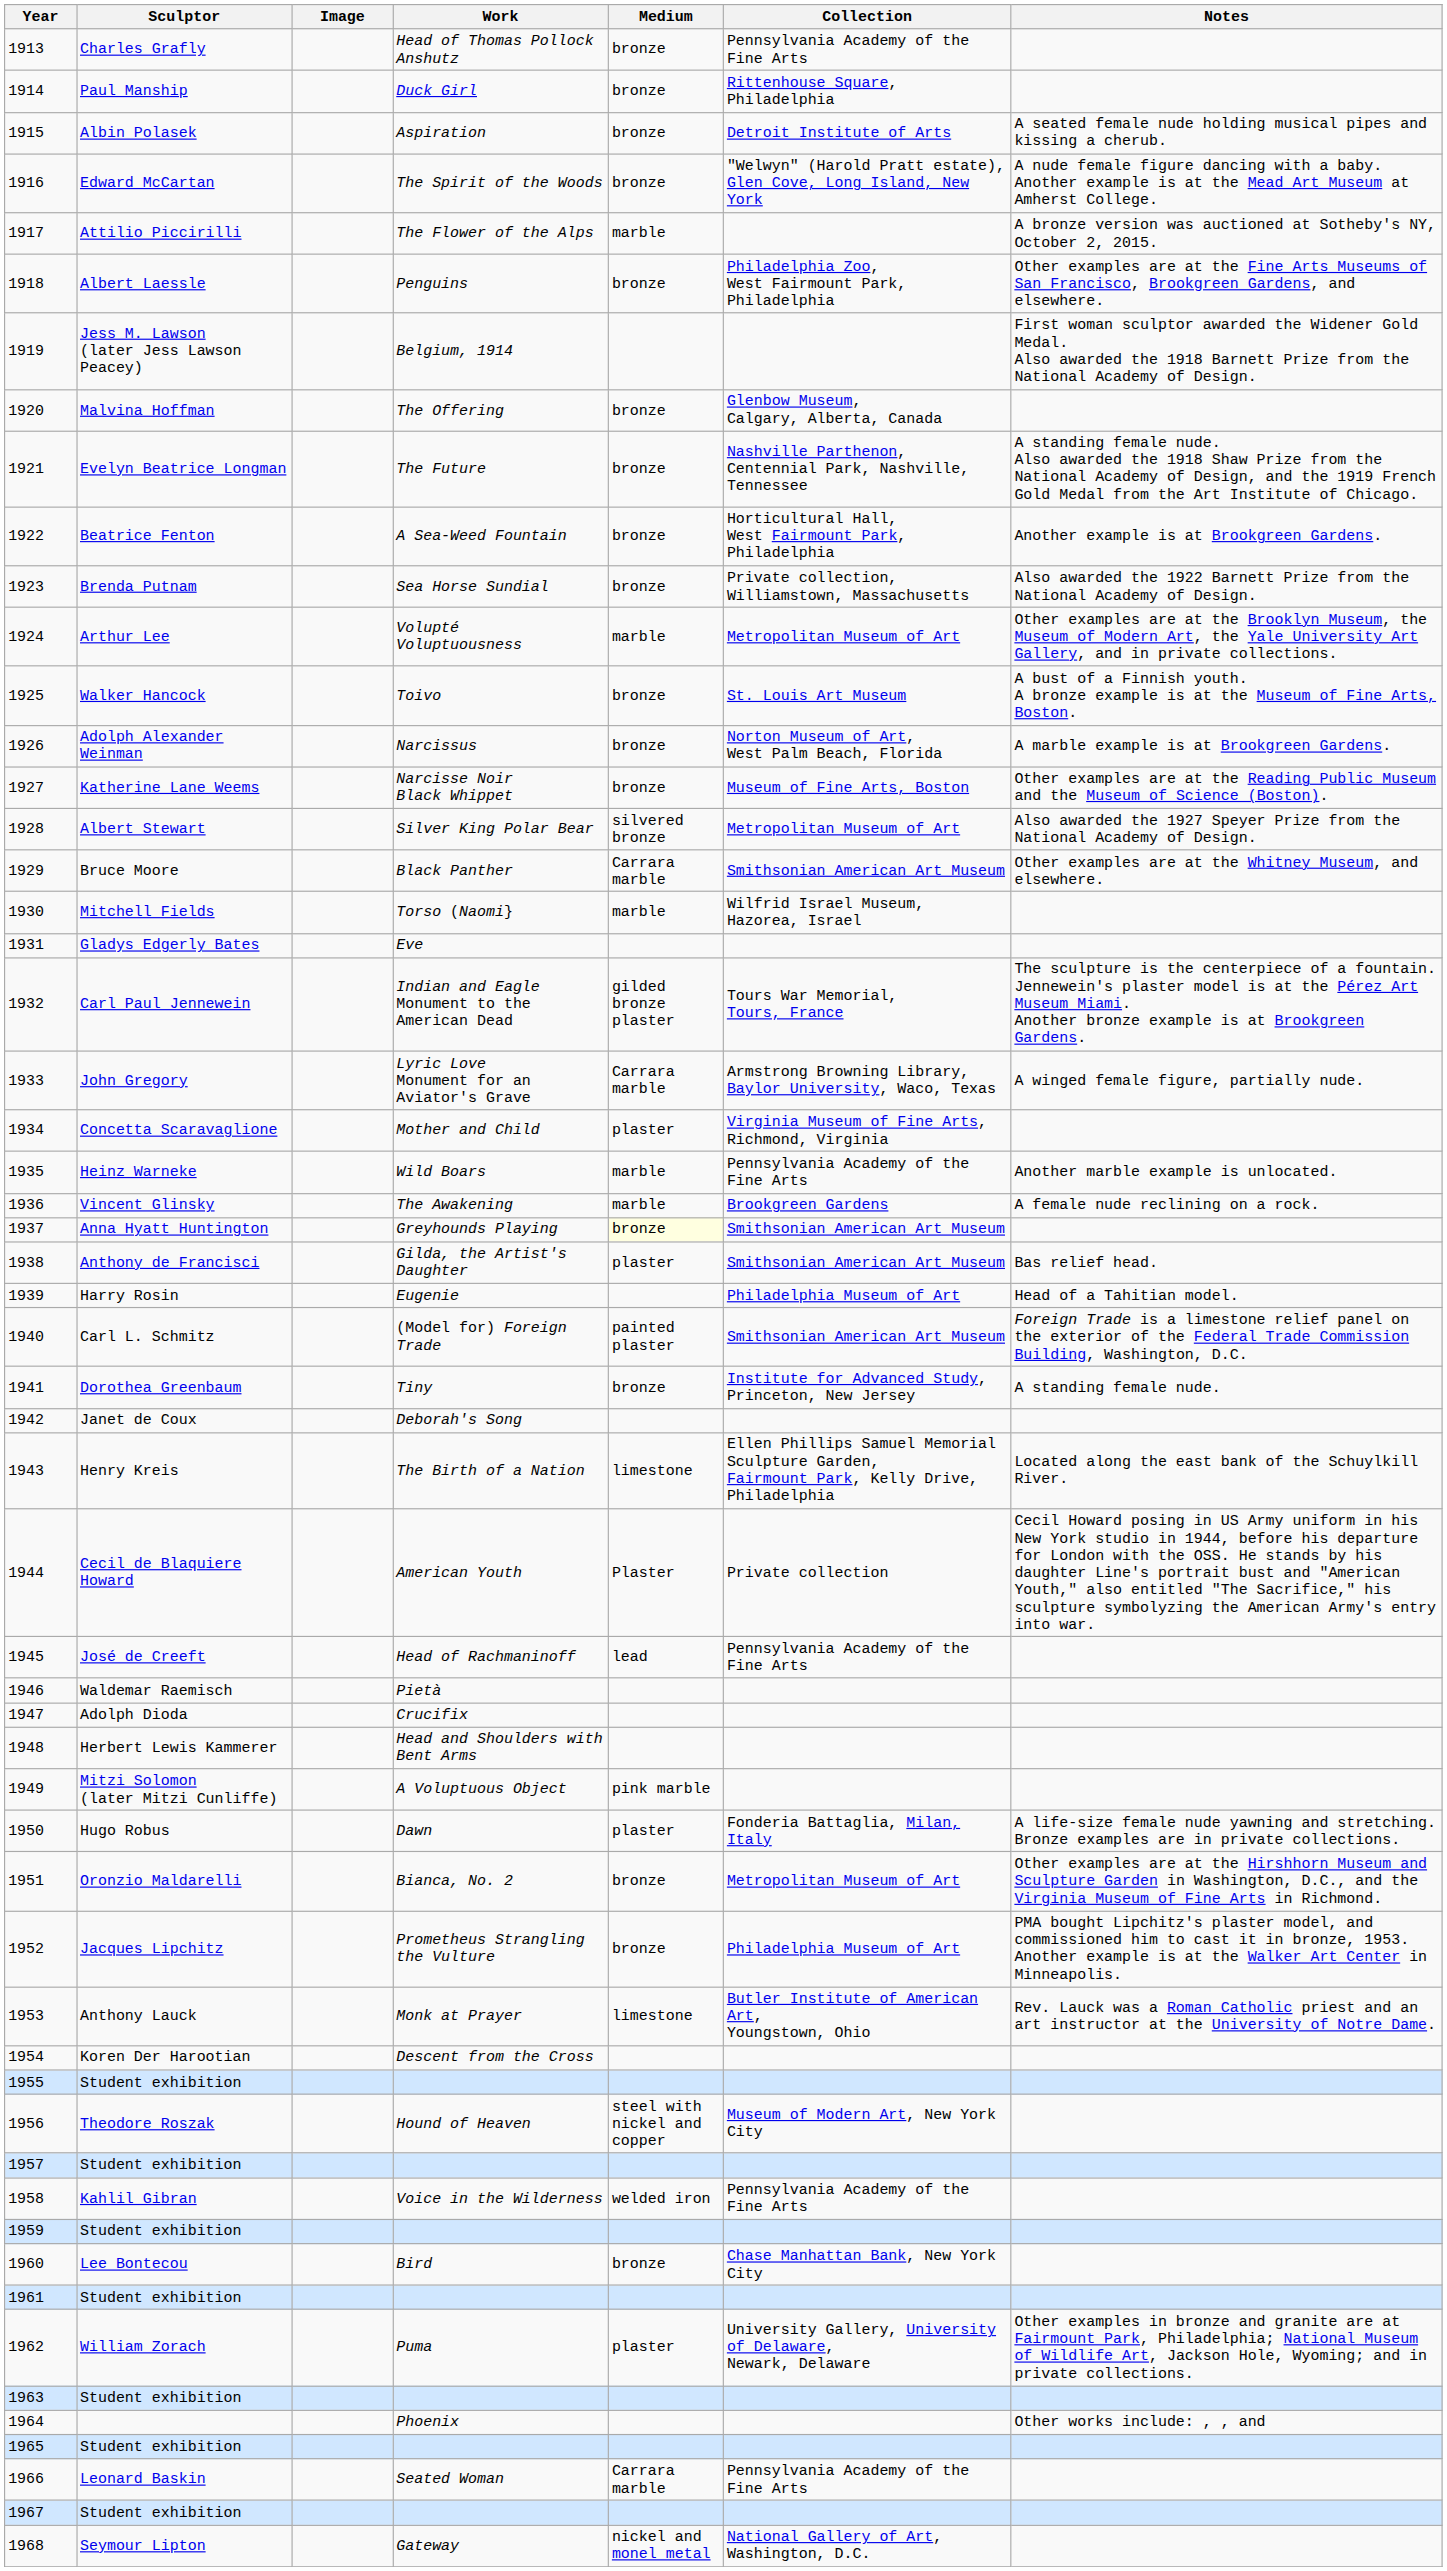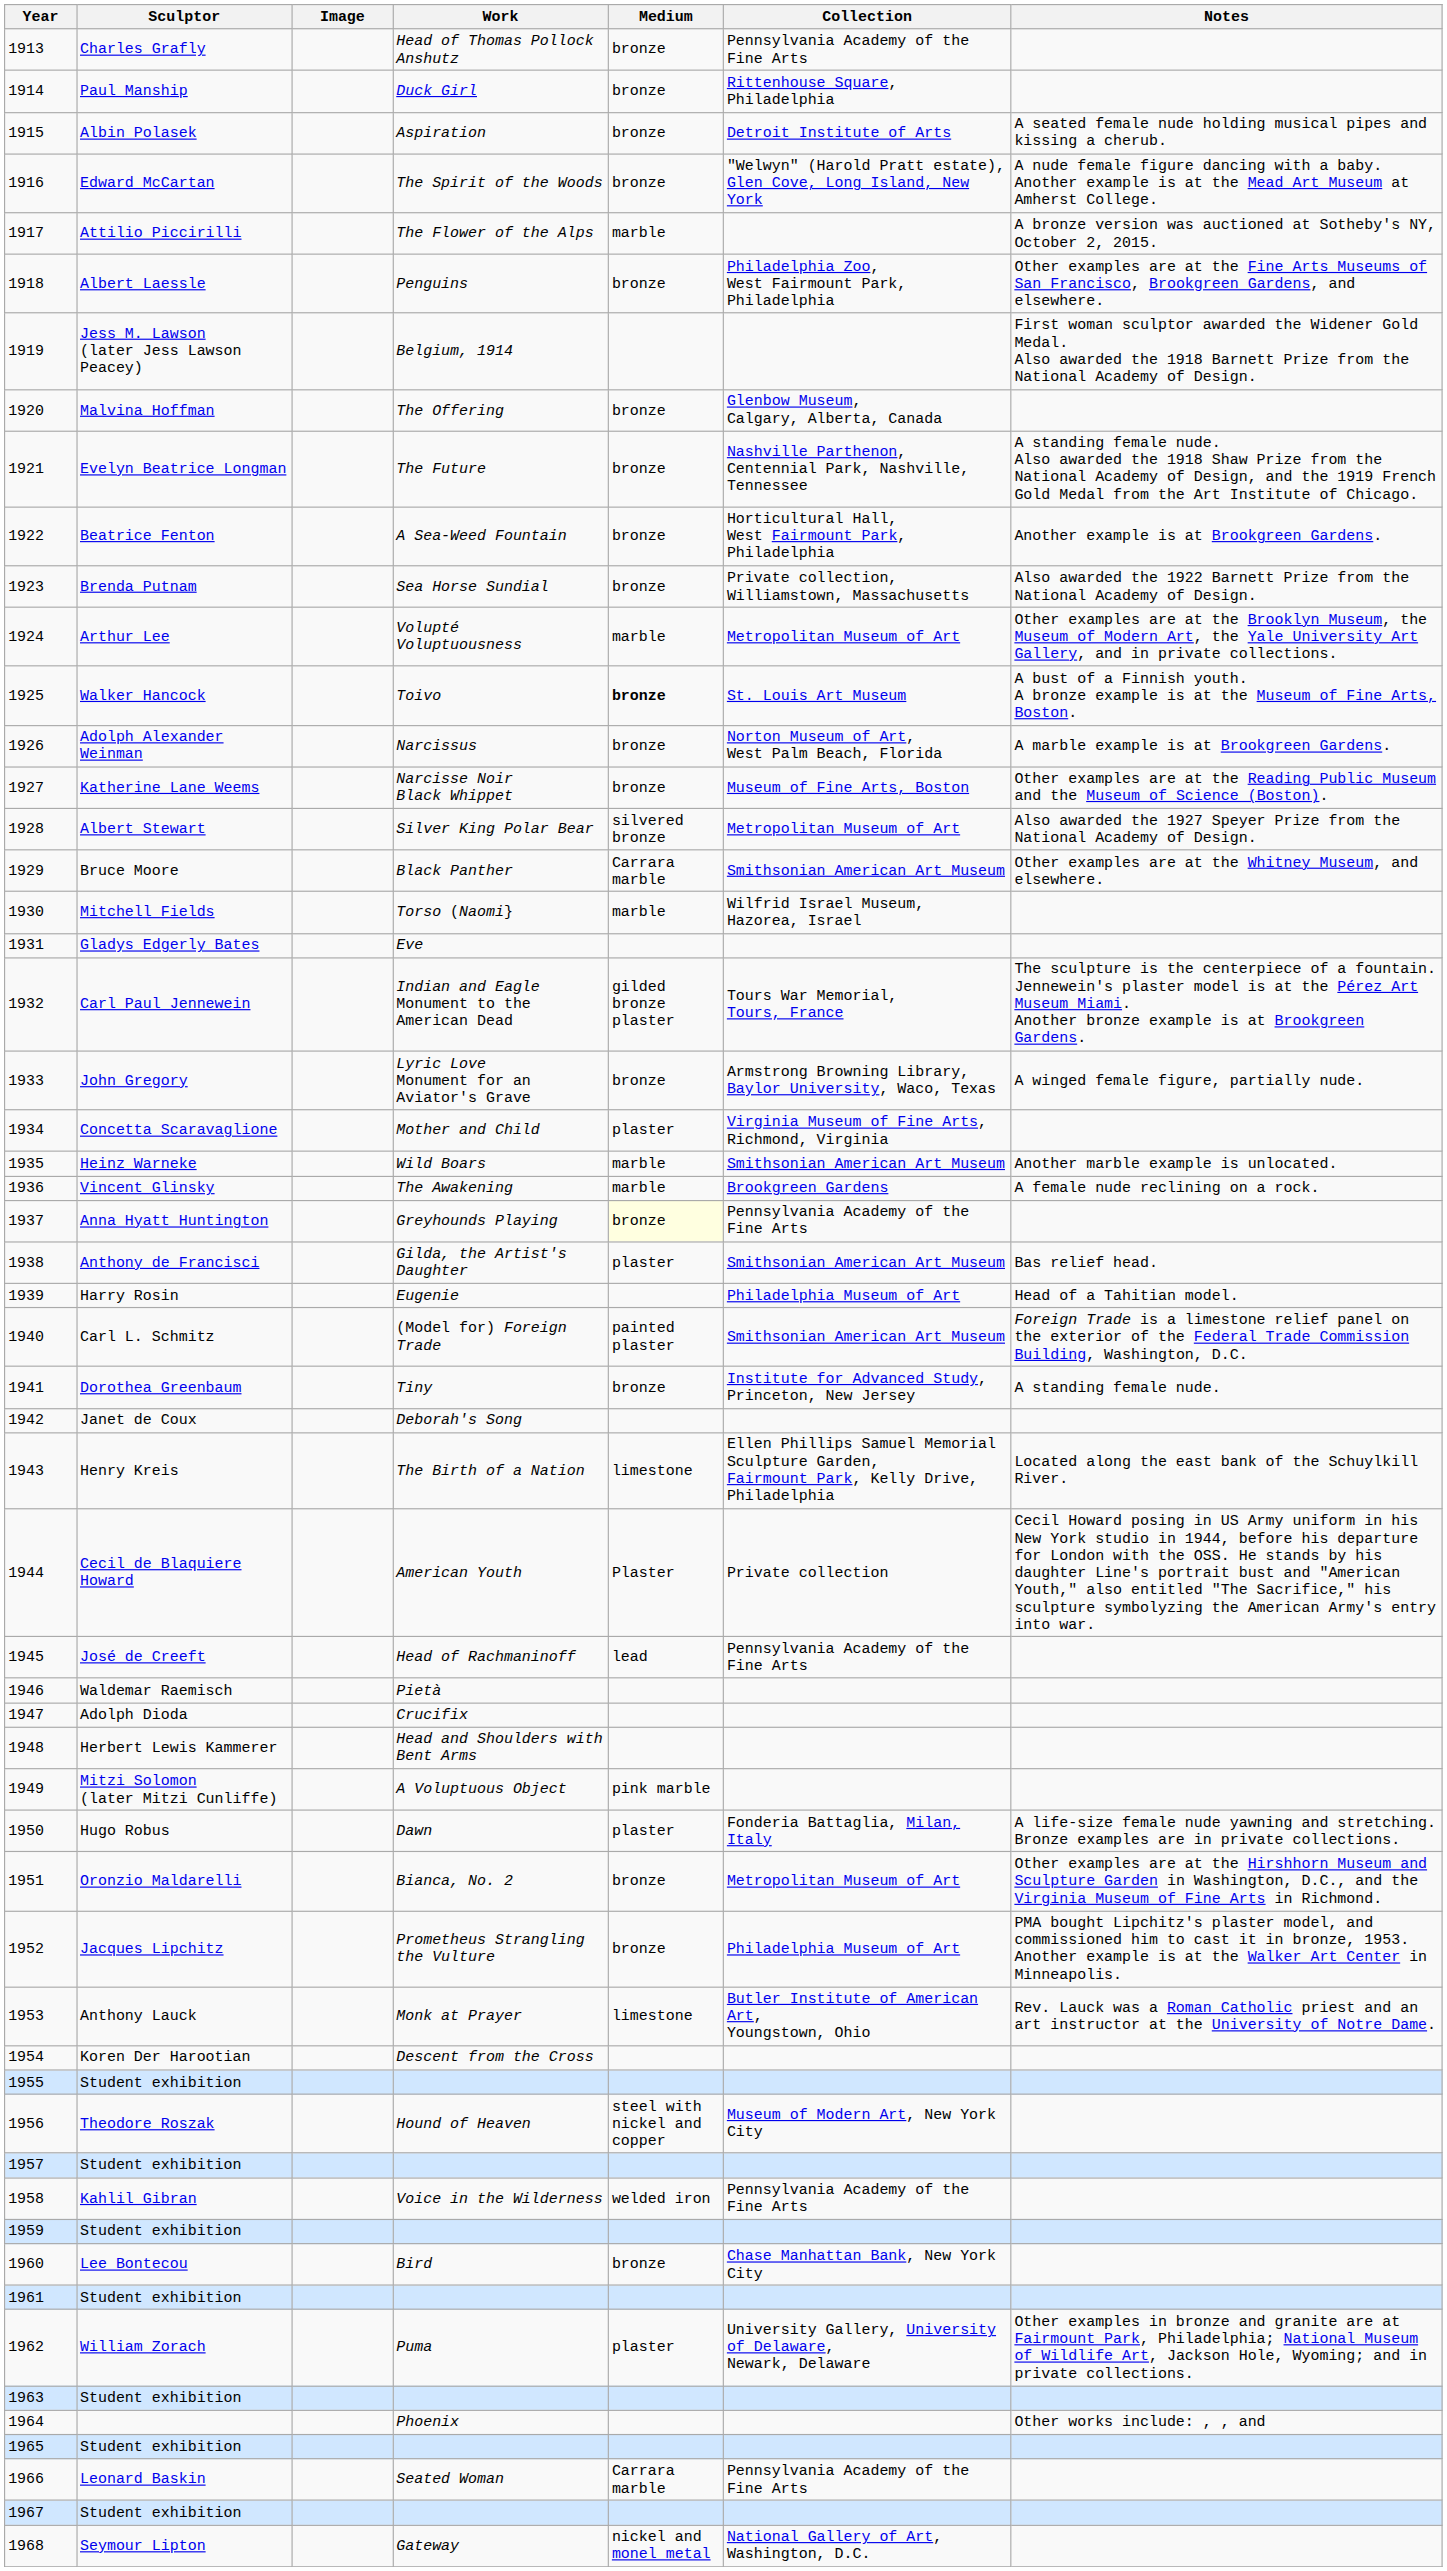(639, 696) normal -> (639, 696) bold
(643, 1080) Carrara marble -> (639, 1080) bronze
(848, 1172) Pennsylvania Academy of the Fine Arts -> (866, 1164) Smithsonian American Art Museum
(866, 1230) Smithsonian American Art Museum -> (848, 1221) Pennsylvania Academy of the Fine Arts
